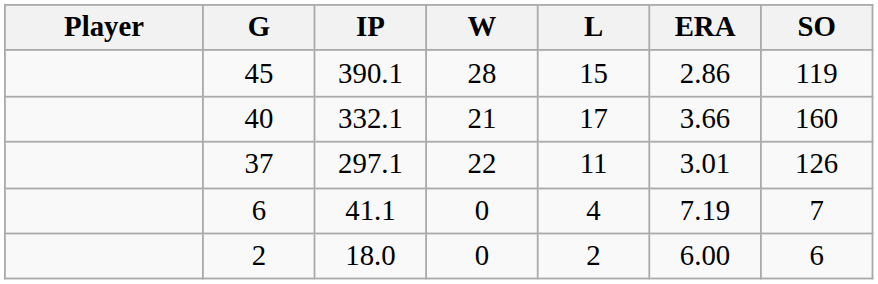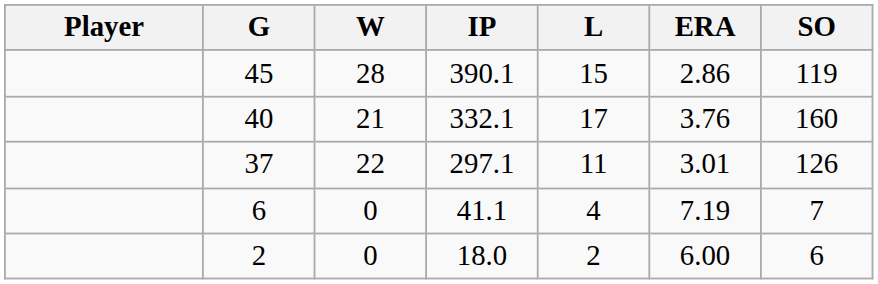columns swapped: (370, 27) <-> (482, 27)
(705, 118) 3.66 -> (705, 118) 3.76
